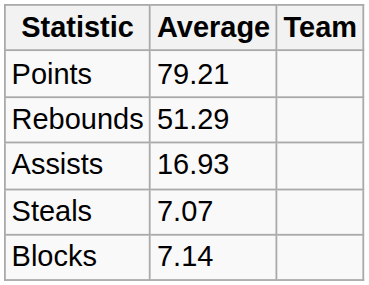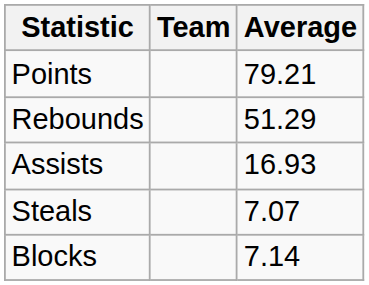columns swapped: (320, 27) <-> (214, 27)
